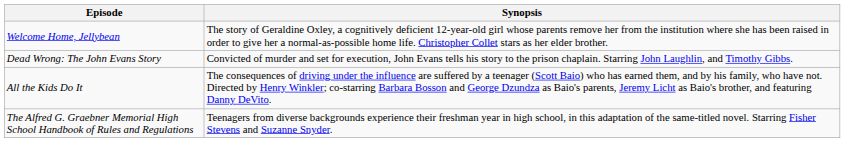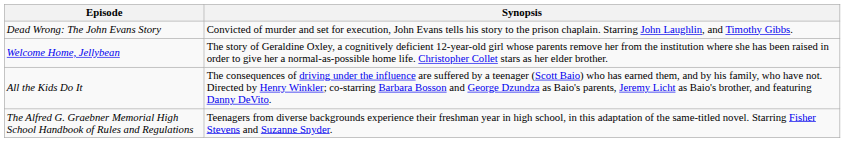rows swapped: (84, 59) <-> (63, 36)
